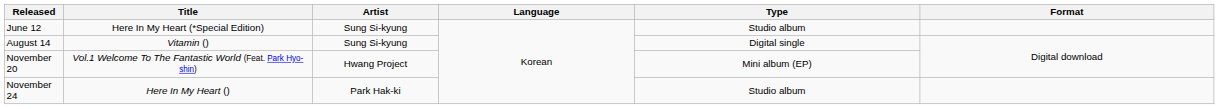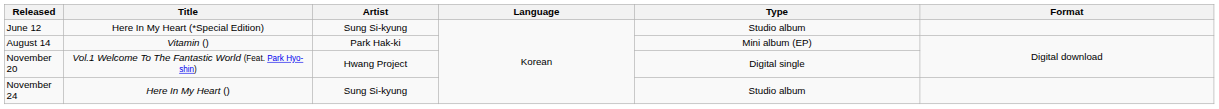(375, 43) Sung Si-kyung -> (375, 43) Park Hak-ki
(777, 43) Digital single -> (777, 43) Mini album (EP)
(777, 64) Mini album (EP) -> (777, 64) Digital single
(375, 90) Park Hak-ki -> (375, 90) Sung Si-kyung
